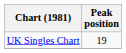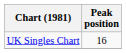(102, 40) 19 -> (102, 40) 16
